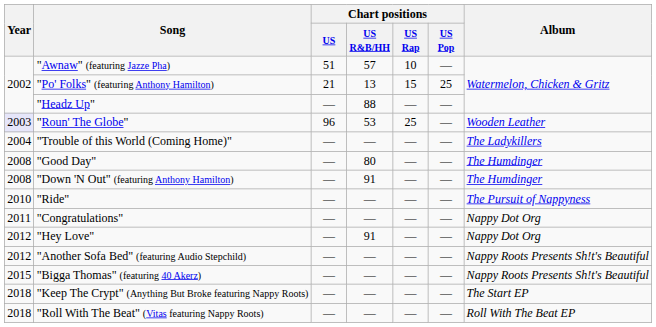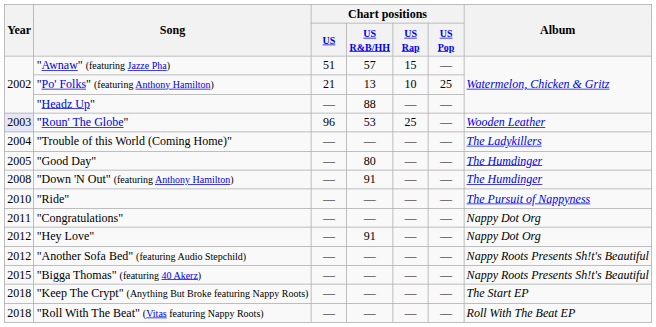(411, 65) 10 -> (411, 65) 15
(411, 84) 15 -> (411, 84) 10
(19, 160) 2008 -> (19, 160) 2005
